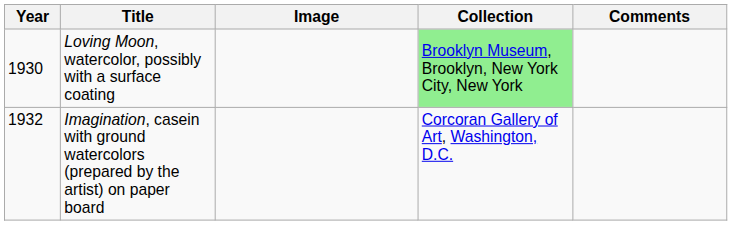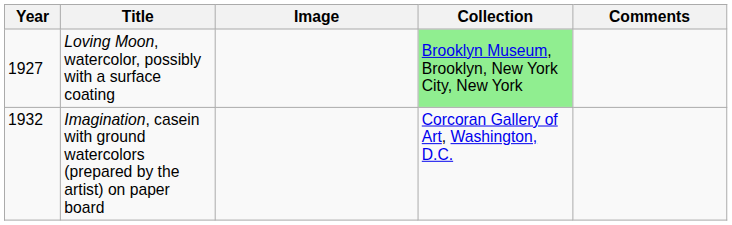(26, 68) 1930 -> (26, 68) 1927
